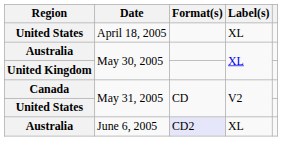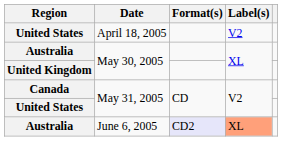(236, 32) XL -> (235, 32) V2
(236, 126) no background -> (236, 126) lightsalmon background
